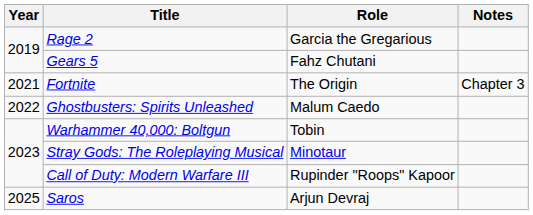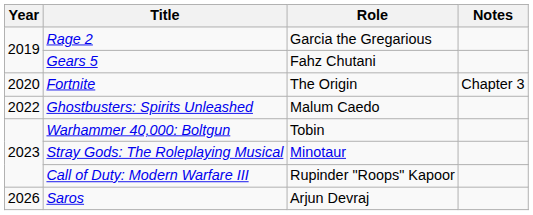(24, 84) 2021 -> (24, 84) 2020
(24, 198) 2025 -> (24, 198) 2026
